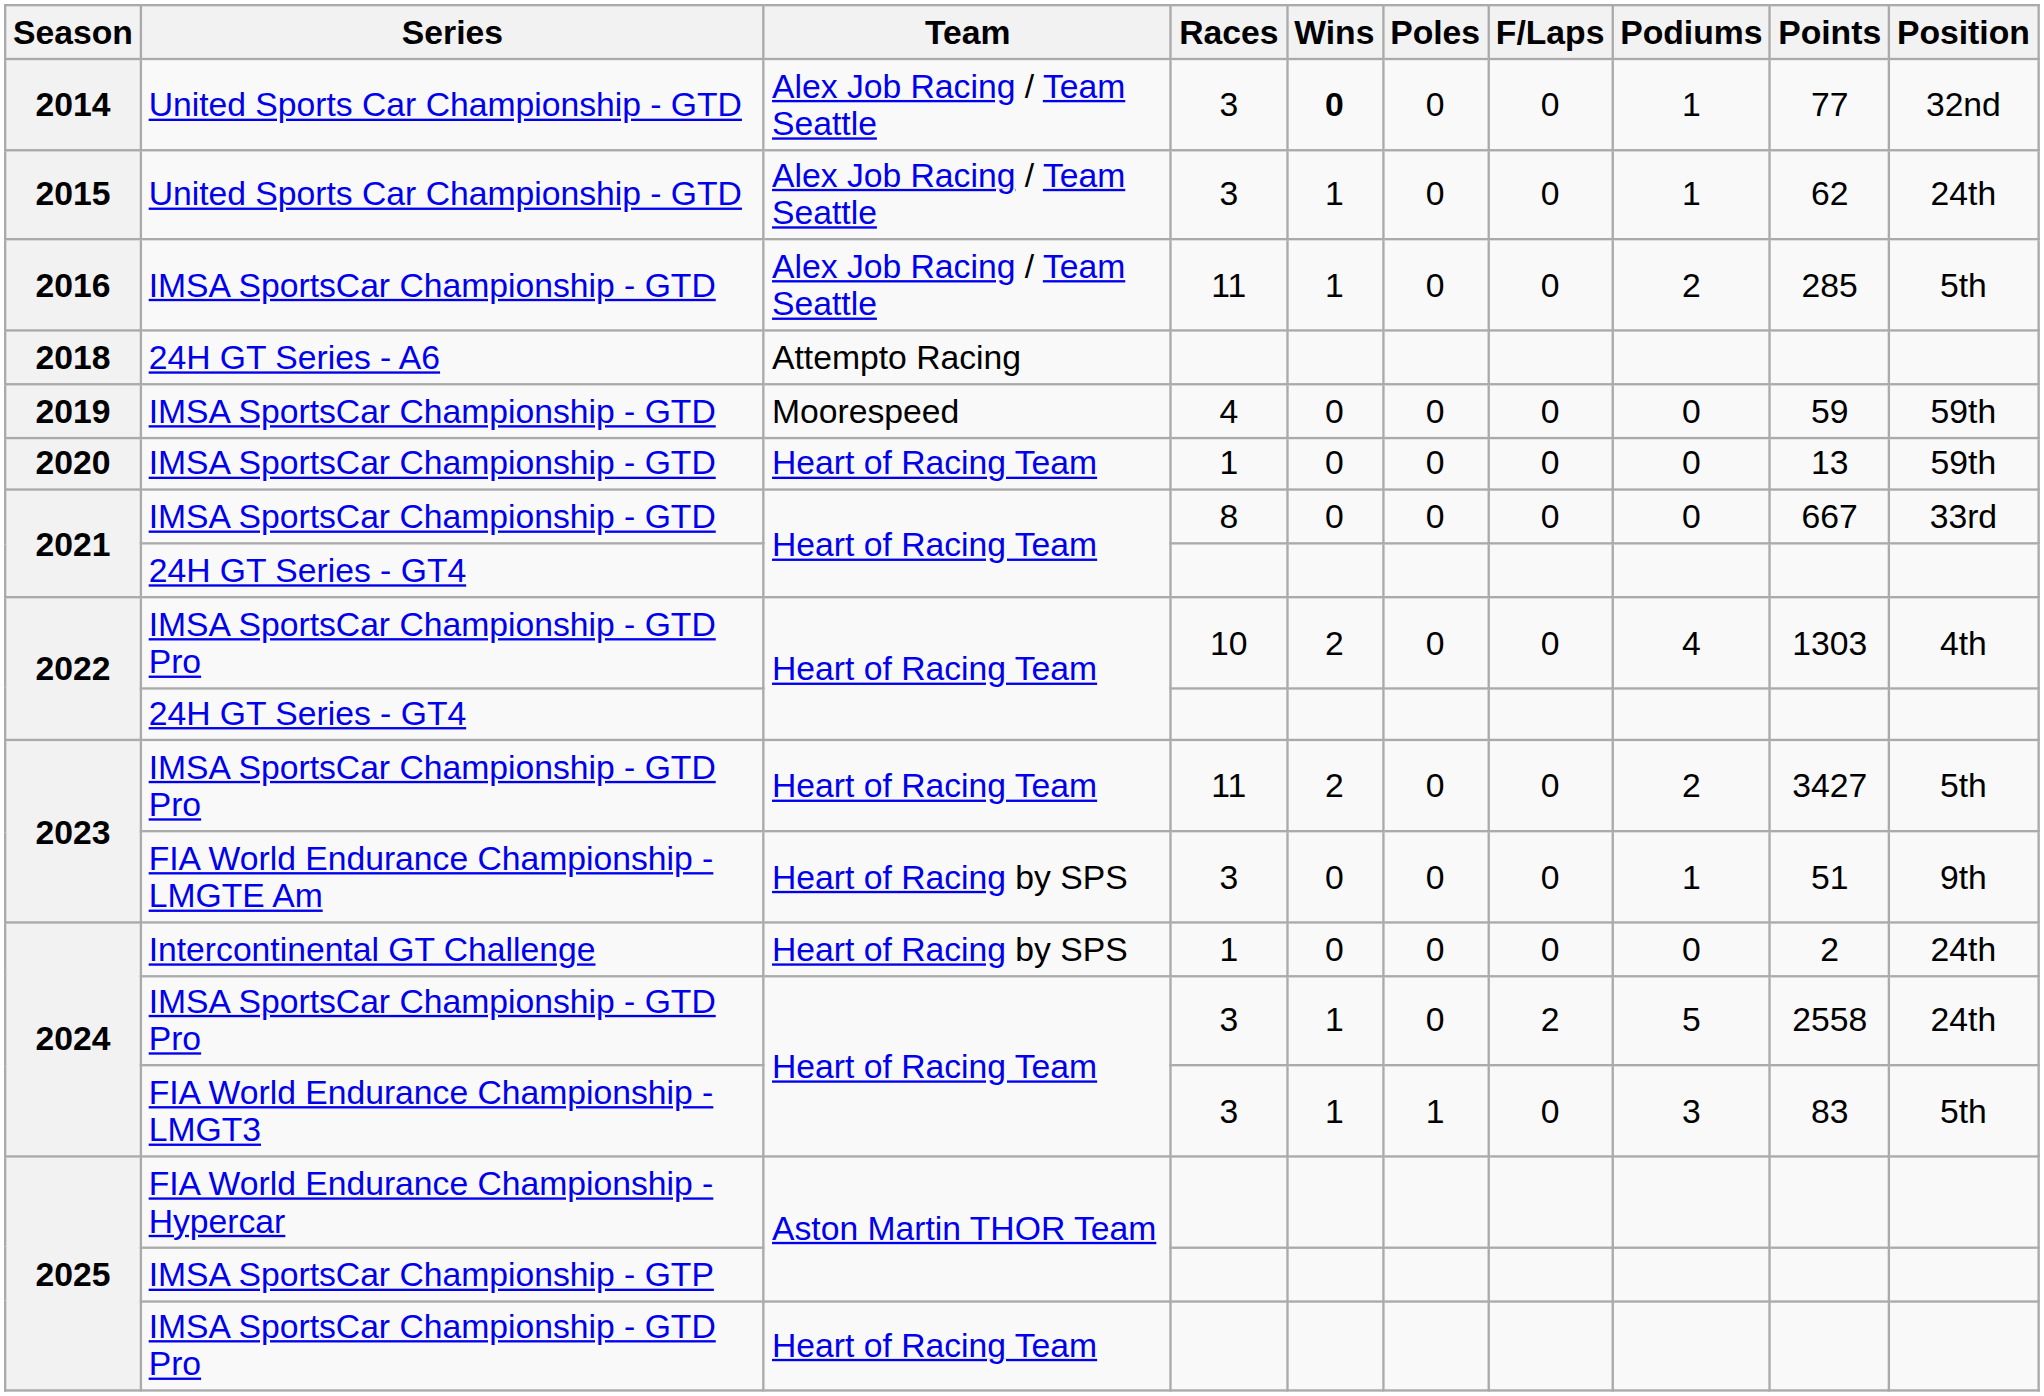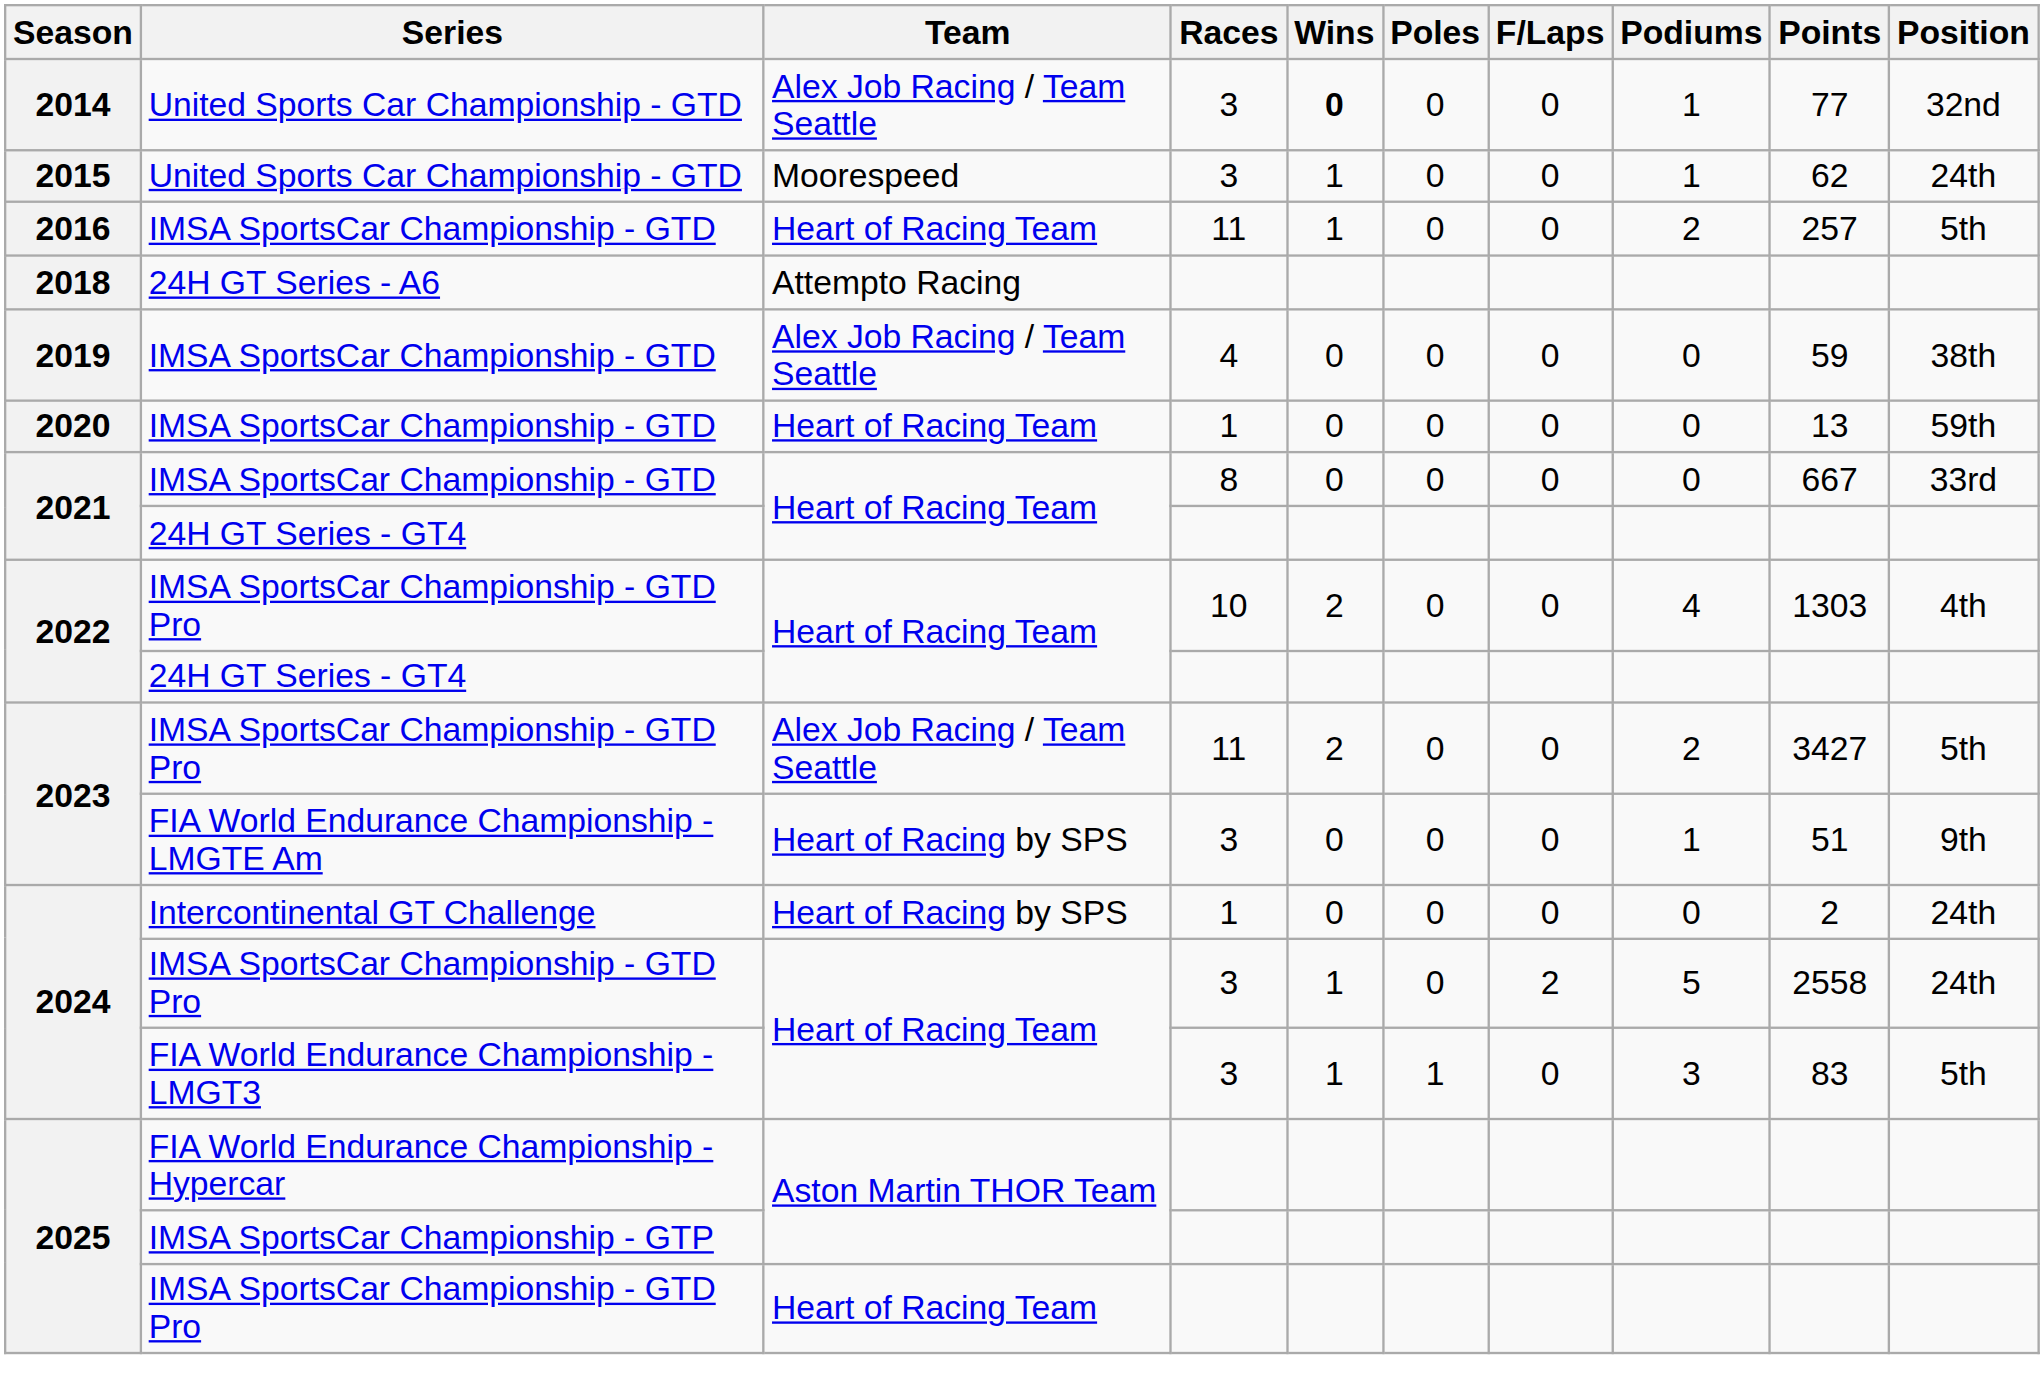(949, 195) Alex Job Racing / Team Seattle -> (866, 176) Moorespeed
(949, 285) Alex Job Racing / Team Seattle -> (935, 229) Heart of Racing Team
(1830, 285) 285 -> (1830, 229) 257
(866, 411) Moorespeed -> (949, 355) Alex Job Racing / Team Seattle
(1963, 411) 59th -> (1963, 355) 38th
(935, 786) Heart of Racing Team -> (949, 749) Alex Job Racing / Team Seattle
